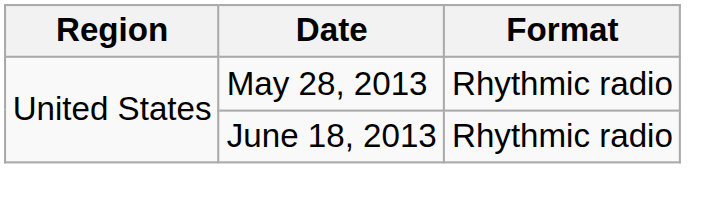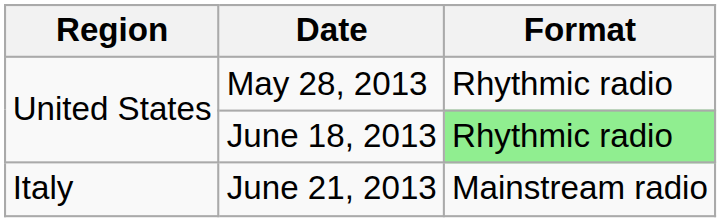(562, 135) no background -> (562, 135) lightgreen background
+ row: (332, 188)
